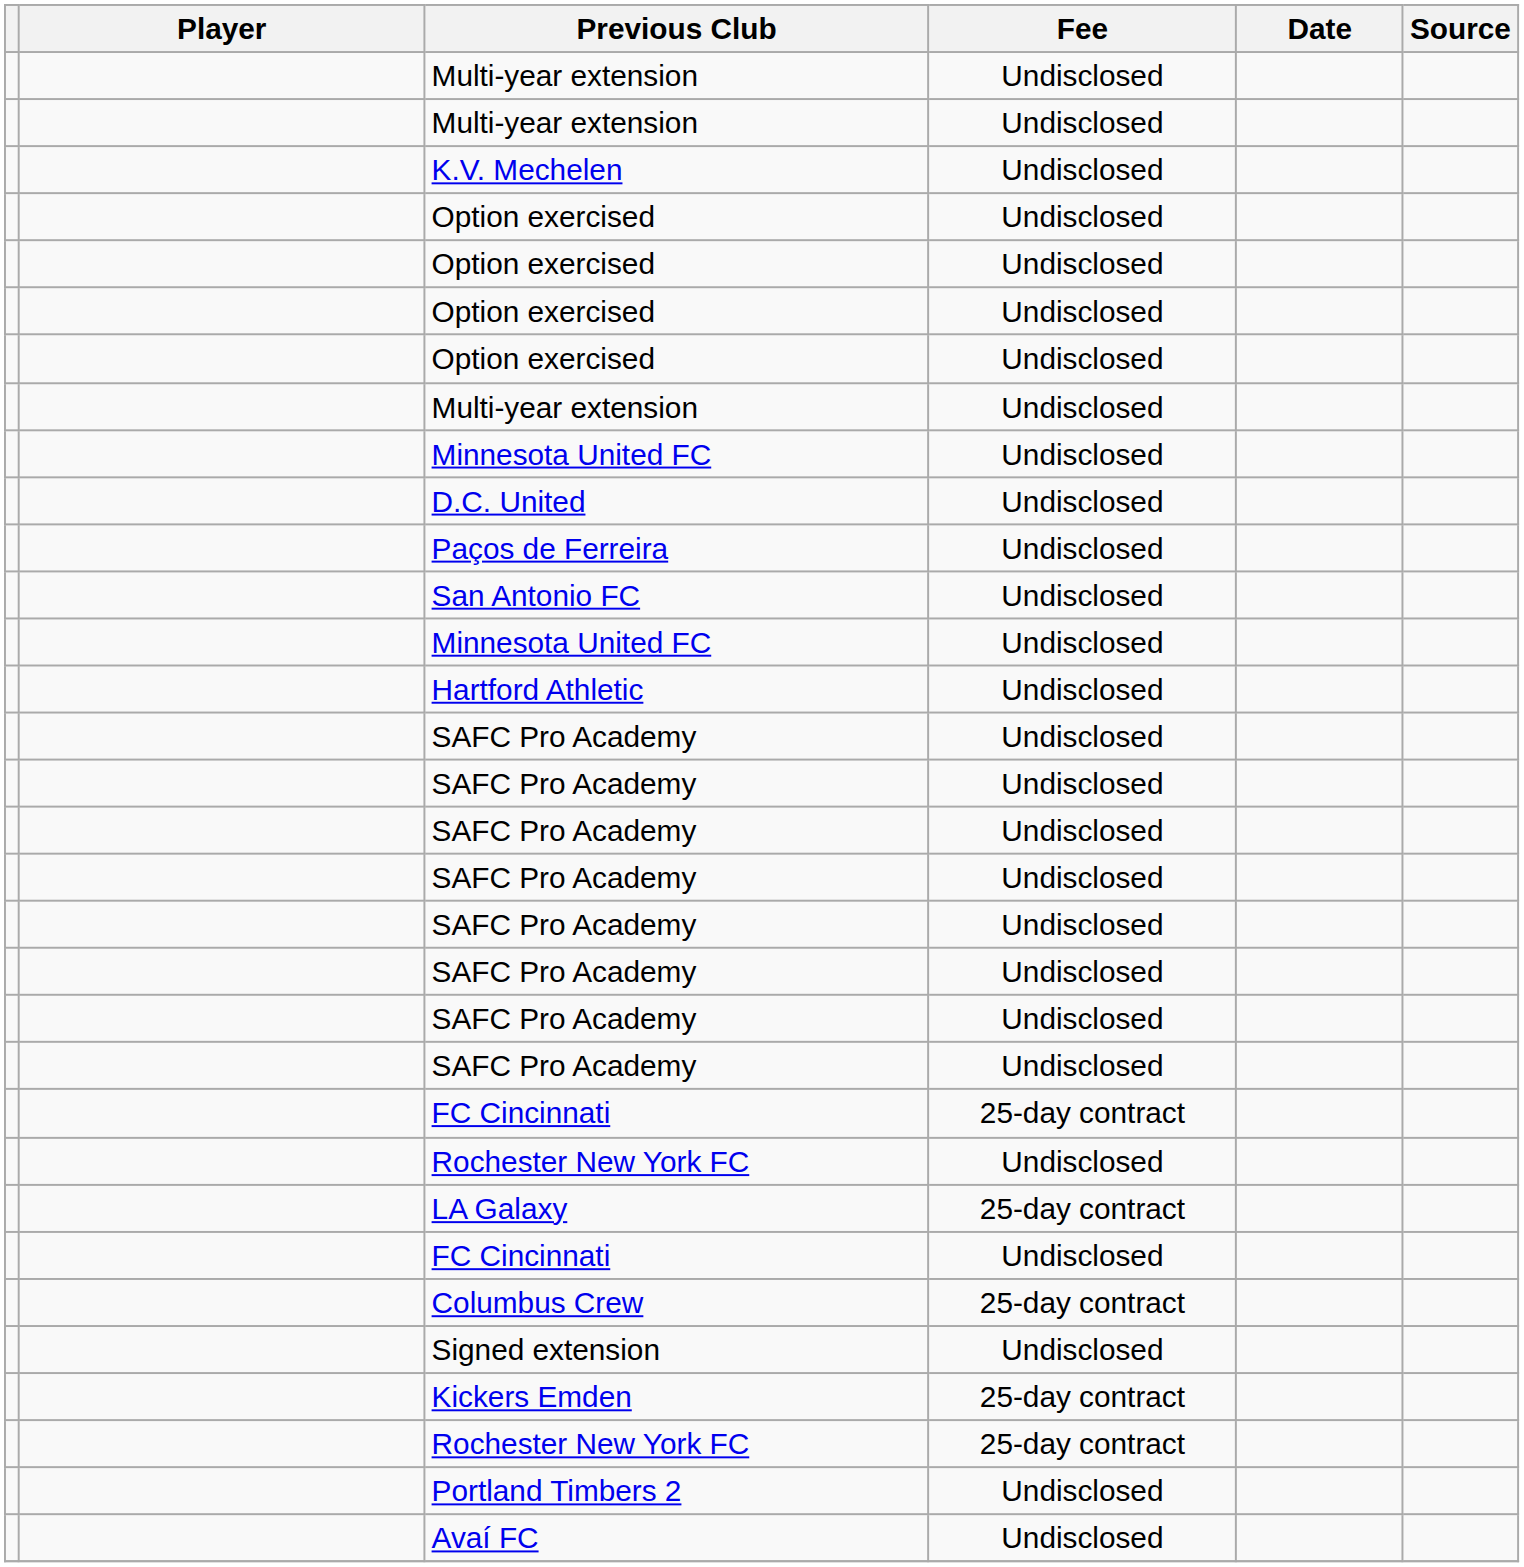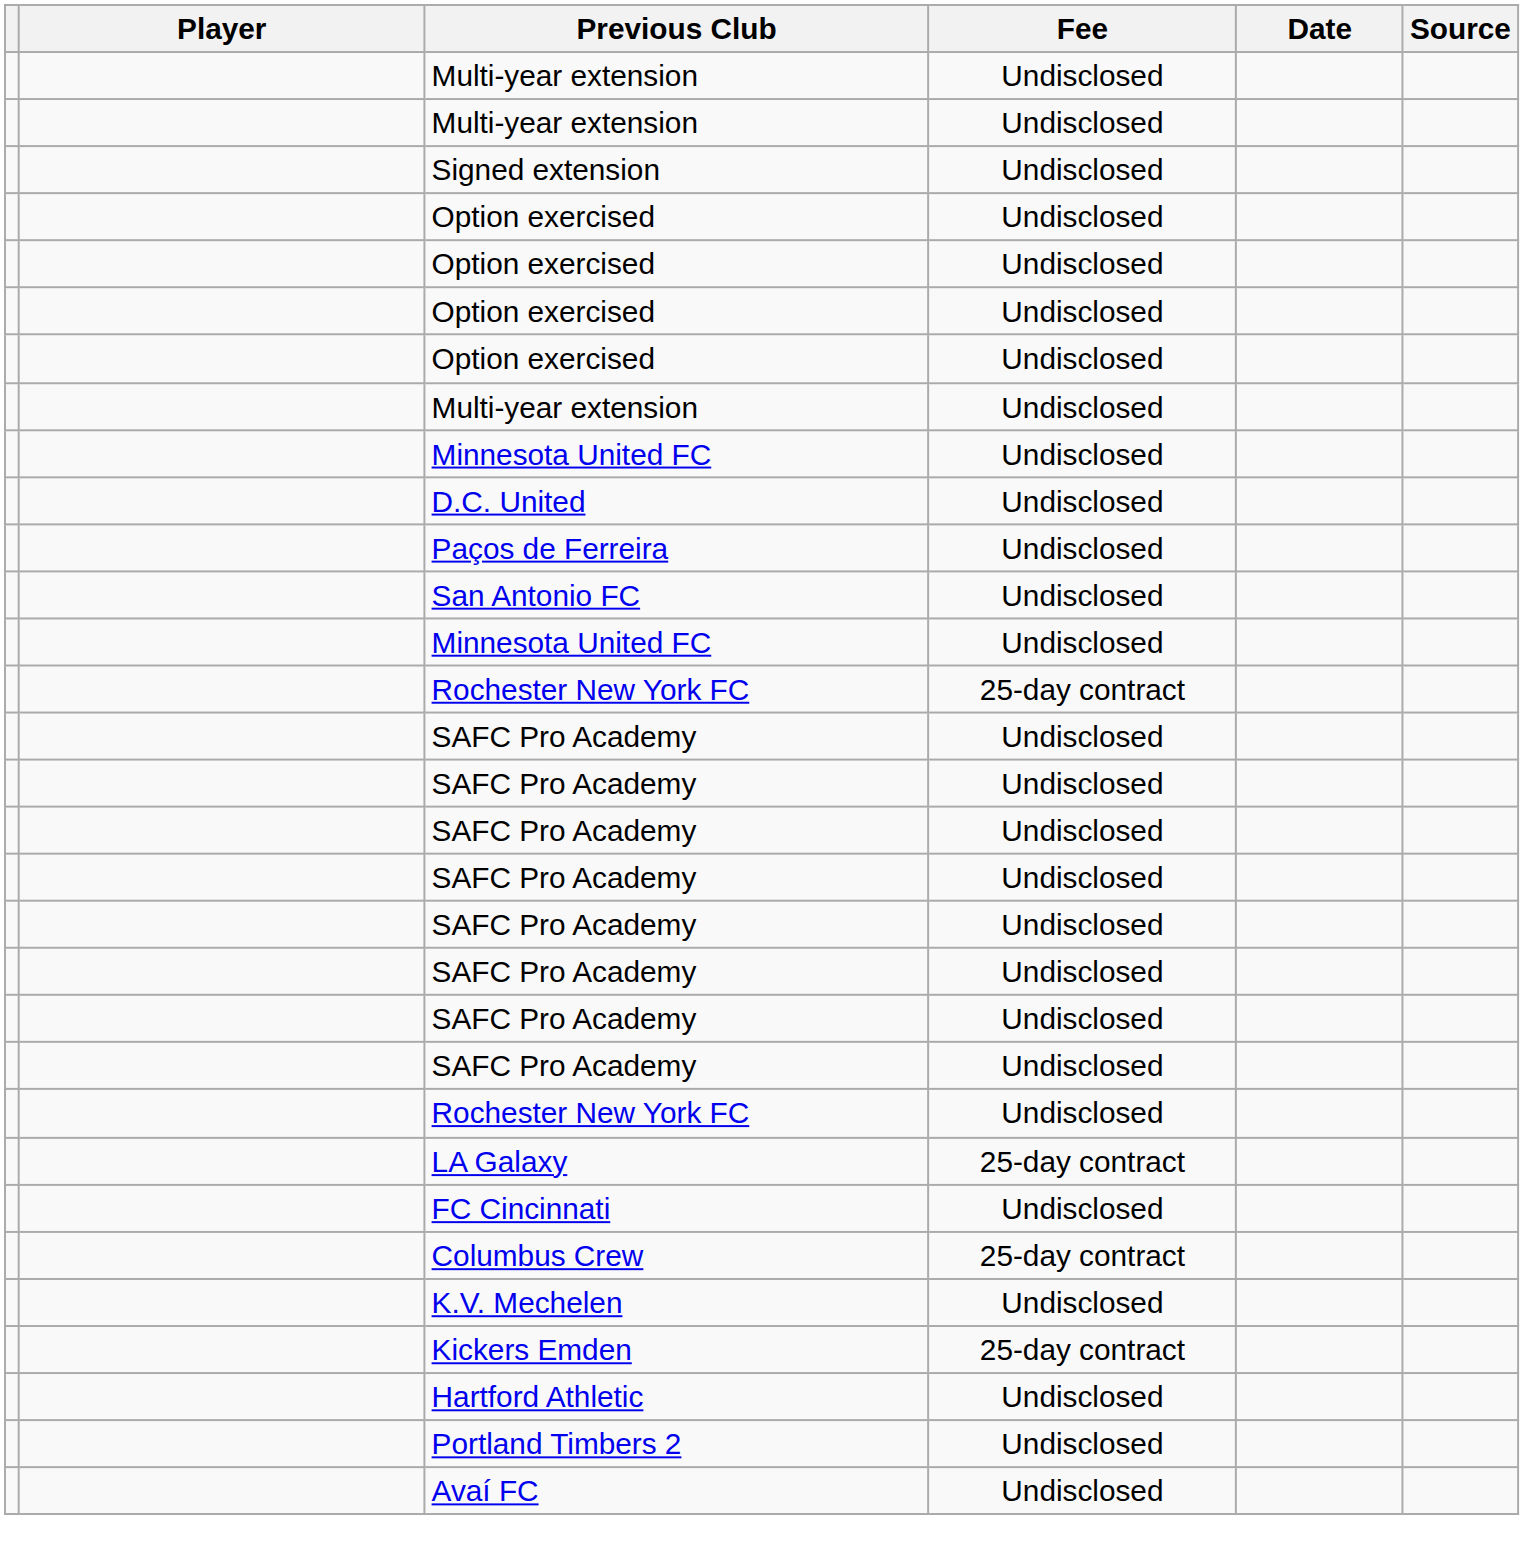rows swapped: (546, 1349) <-> (527, 170)
rows swapped: (590, 1444) <-> (537, 689)
- row: (521, 1113)
